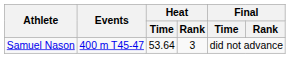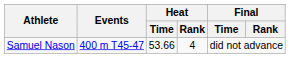(162, 46) 53.64 -> (162, 46) 53.66
(192, 46) 3 -> (192, 46) 4
